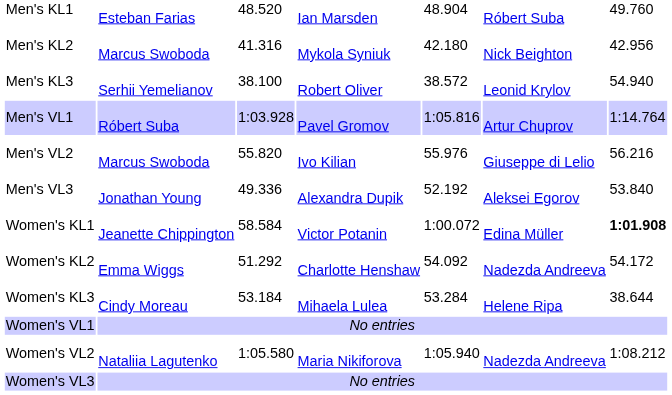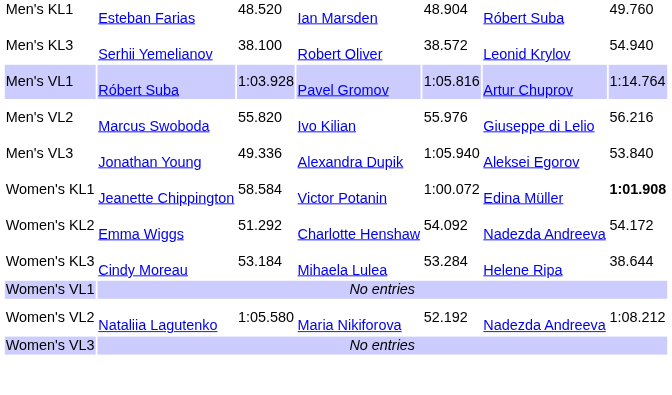- row: (39, 45)
(446, 189) 52.192 -> (452, 153) 1:05.940
(452, 353) 1:05.940 -> (446, 317) 52.192
